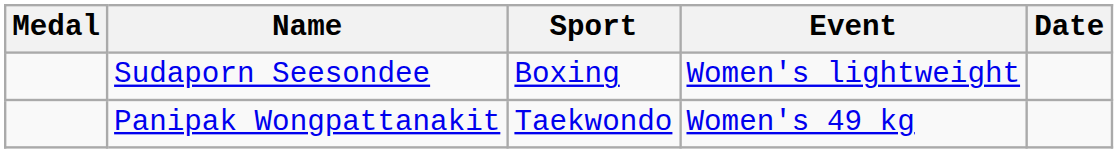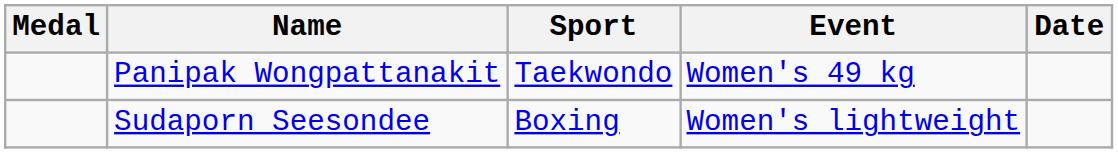rows swapped: (307, 124) <-> (272, 76)
